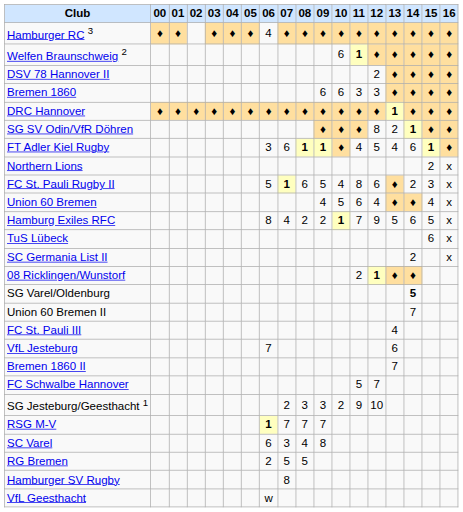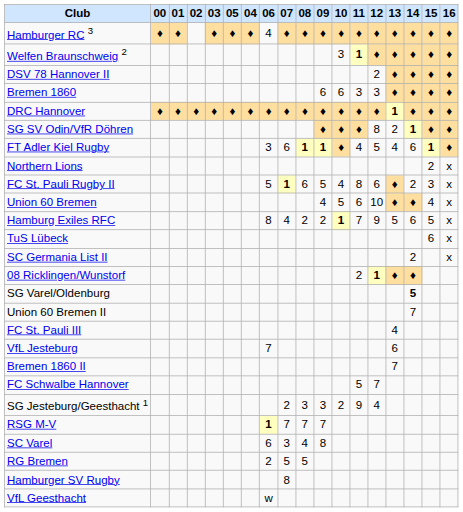columns swapped: (232, 13) <-> (250, 13)
(341, 54) 6 -> (341, 54) 3
(377, 202) 4 -> (377, 202) 10
(377, 405) 10 -> (377, 405) 4
